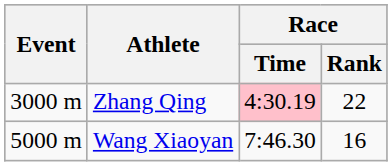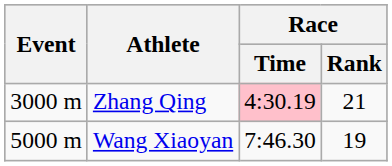(354, 102) 22 -> (354, 102) 21
(354, 141) 16 -> (354, 141) 19
